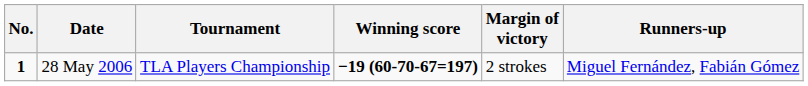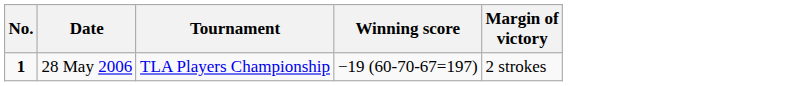- column: (683, 28)
(408, 66) bold -> (408, 66) normal
